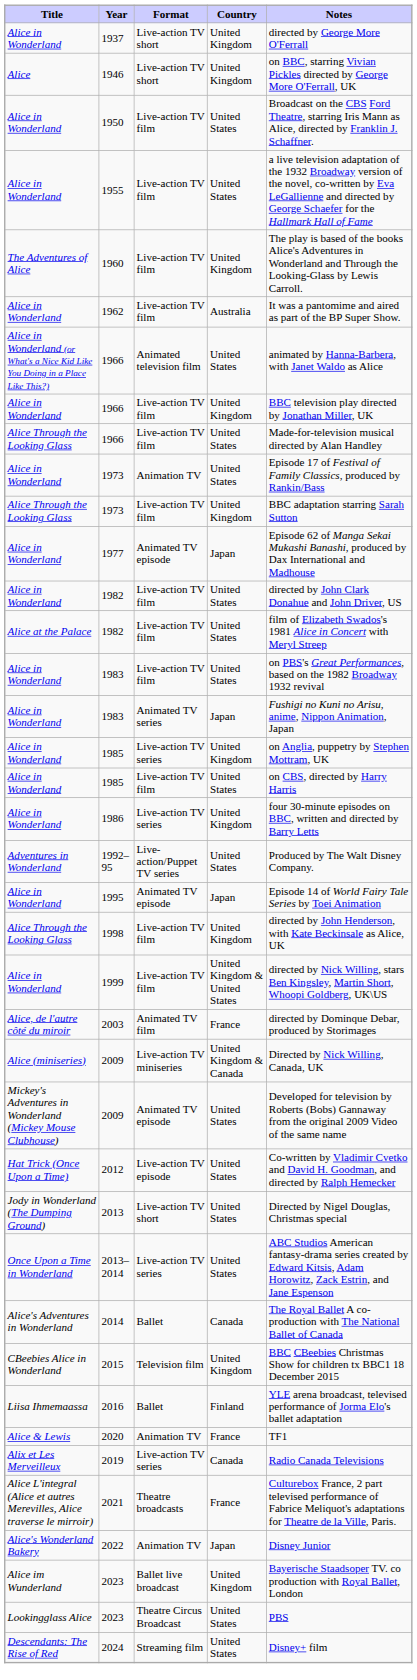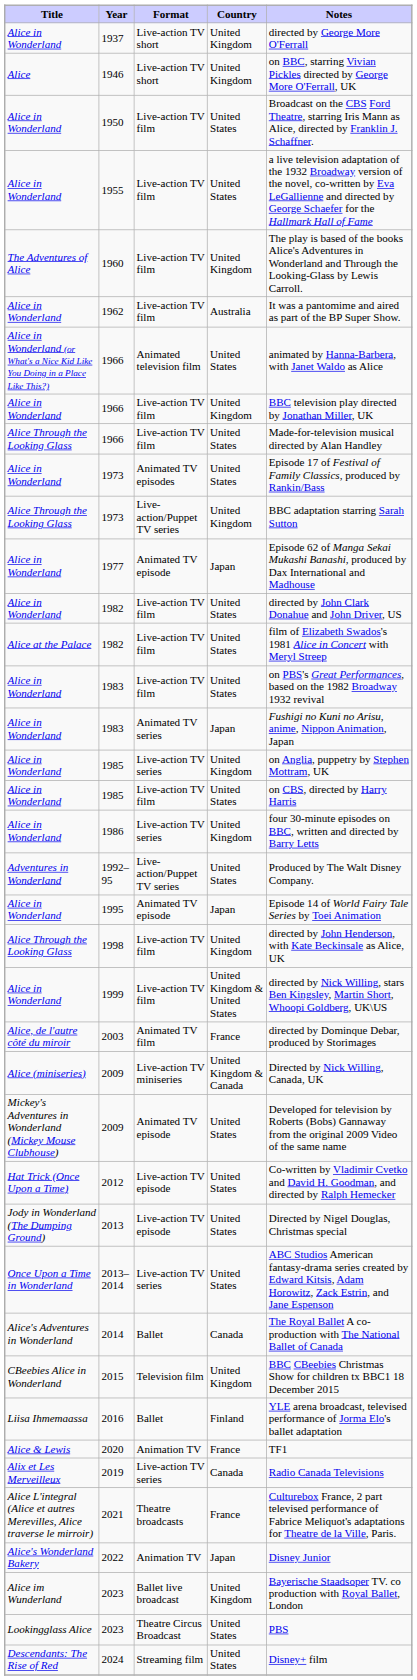(169, 475) Animation TV -> (167, 475) Animated TV episodes
(171, 511) Live-action TV film -> (167, 517) Live-action/Puppet TV series
(171, 1212) Live-action TV short -> (171, 1225) Live-action TV episode
